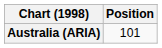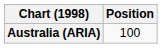(130, 33) 101 -> (130, 33) 100
